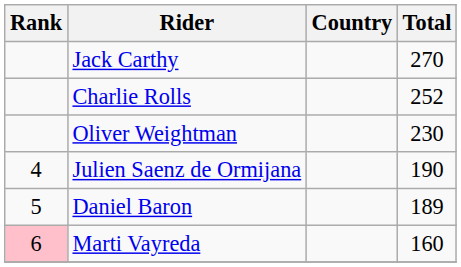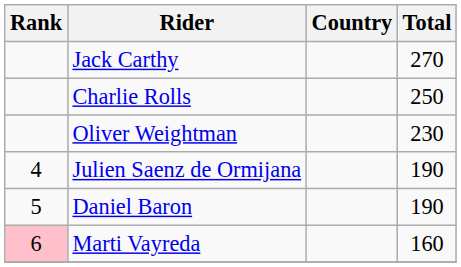(427, 96) 252 -> (427, 96) 250
(427, 207) 189 -> (427, 207) 190
